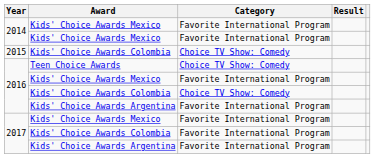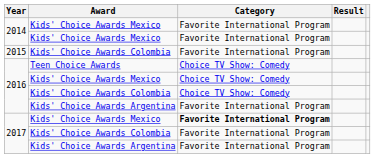(235, 52) Choice TV Show: Comedy -> (255, 52) Favorite International Program
(255, 79) Favorite International Program -> (235, 79) Choice TV Show: Comedy
(255, 120) normal -> (255, 120) bold
